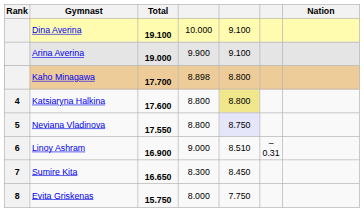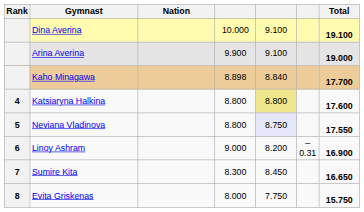columns swapped: (321, 12) <-> (158, 12)
(240, 78) 8.800 -> (276, 78) 8.840
(240, 149) 8.510 -> (276, 149) 8.200
